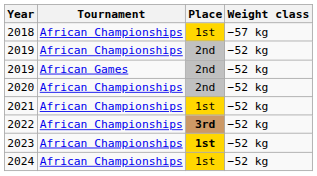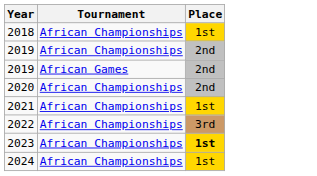- column: (268, 14)
(205, 124) bold -> (205, 124) normal
